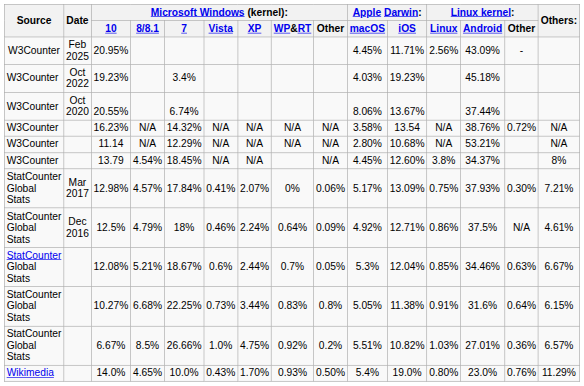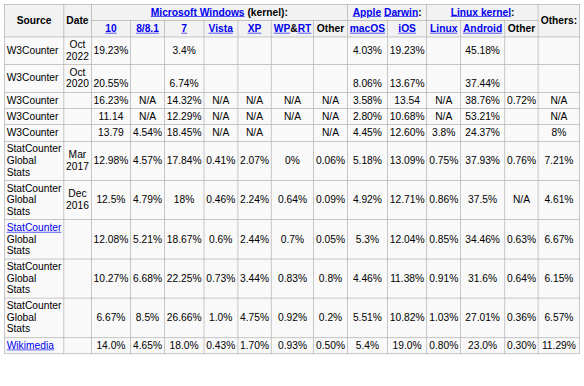- row: (111, 50)
(483, 160) 34.37% -> (483, 133) 24.37%
(367, 188) 5.17% -> (367, 160) 5.18%
(521, 188) 0.30% -> (521, 160) 0.76%
(367, 306) 5.05% -> (367, 278) 4.46%
(184, 373) 10.0% -> (184, 345) 18.0%
(521, 373) 0.76% -> (521, 345) 0.30%
